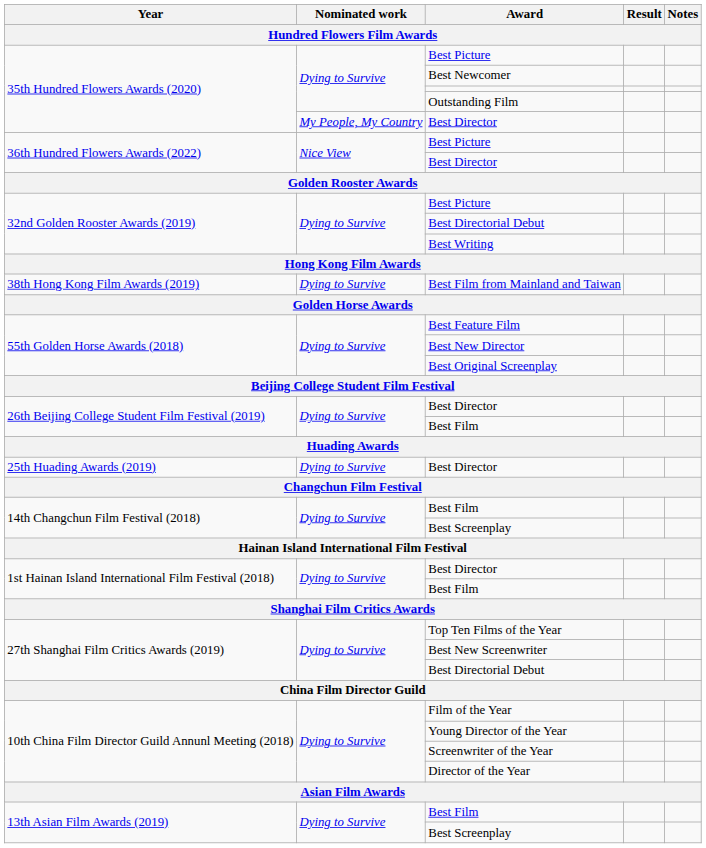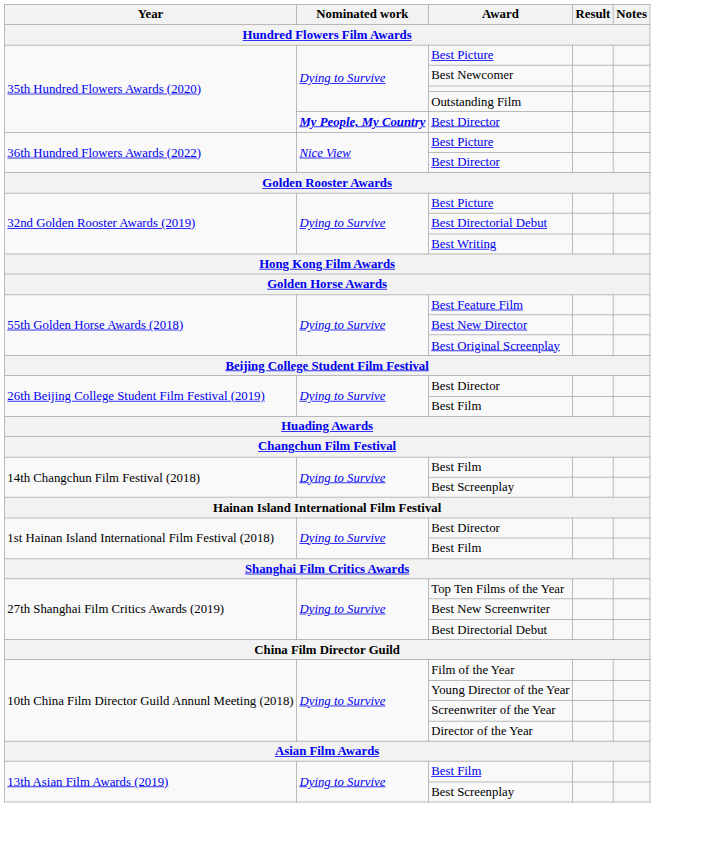(361, 122) normal -> (362, 122) bold
- row: (103, 284)
- row: (82, 467)
